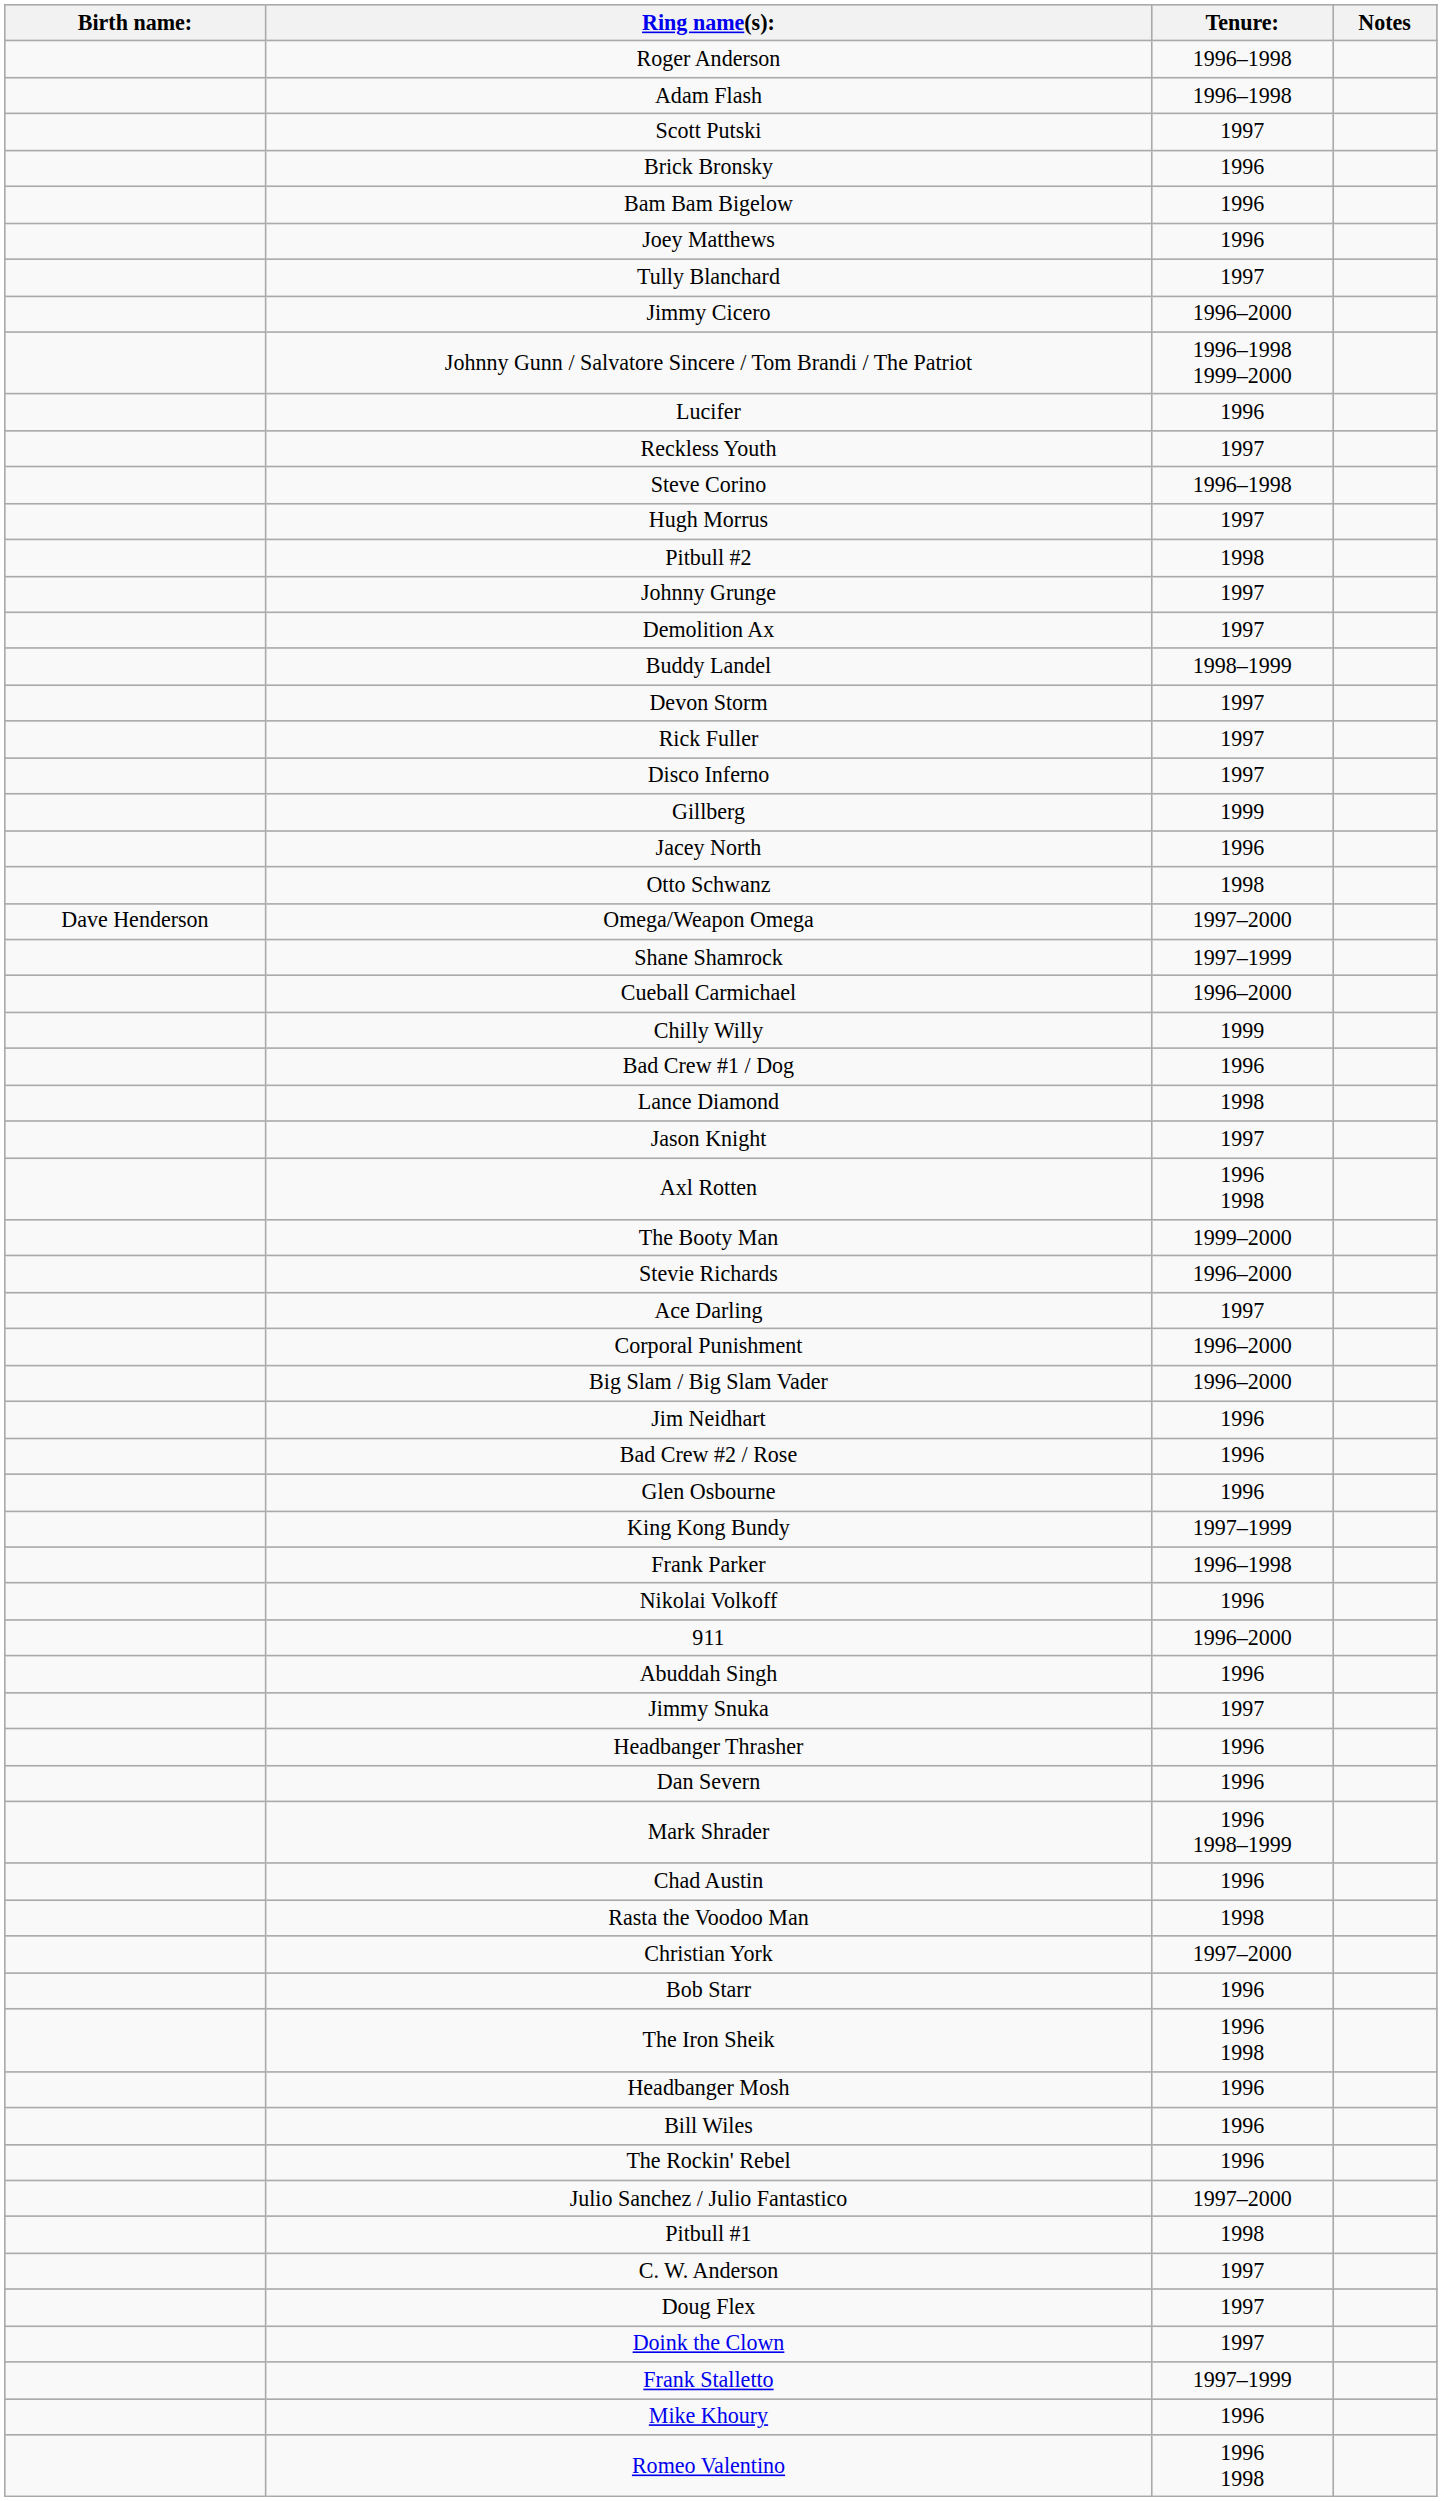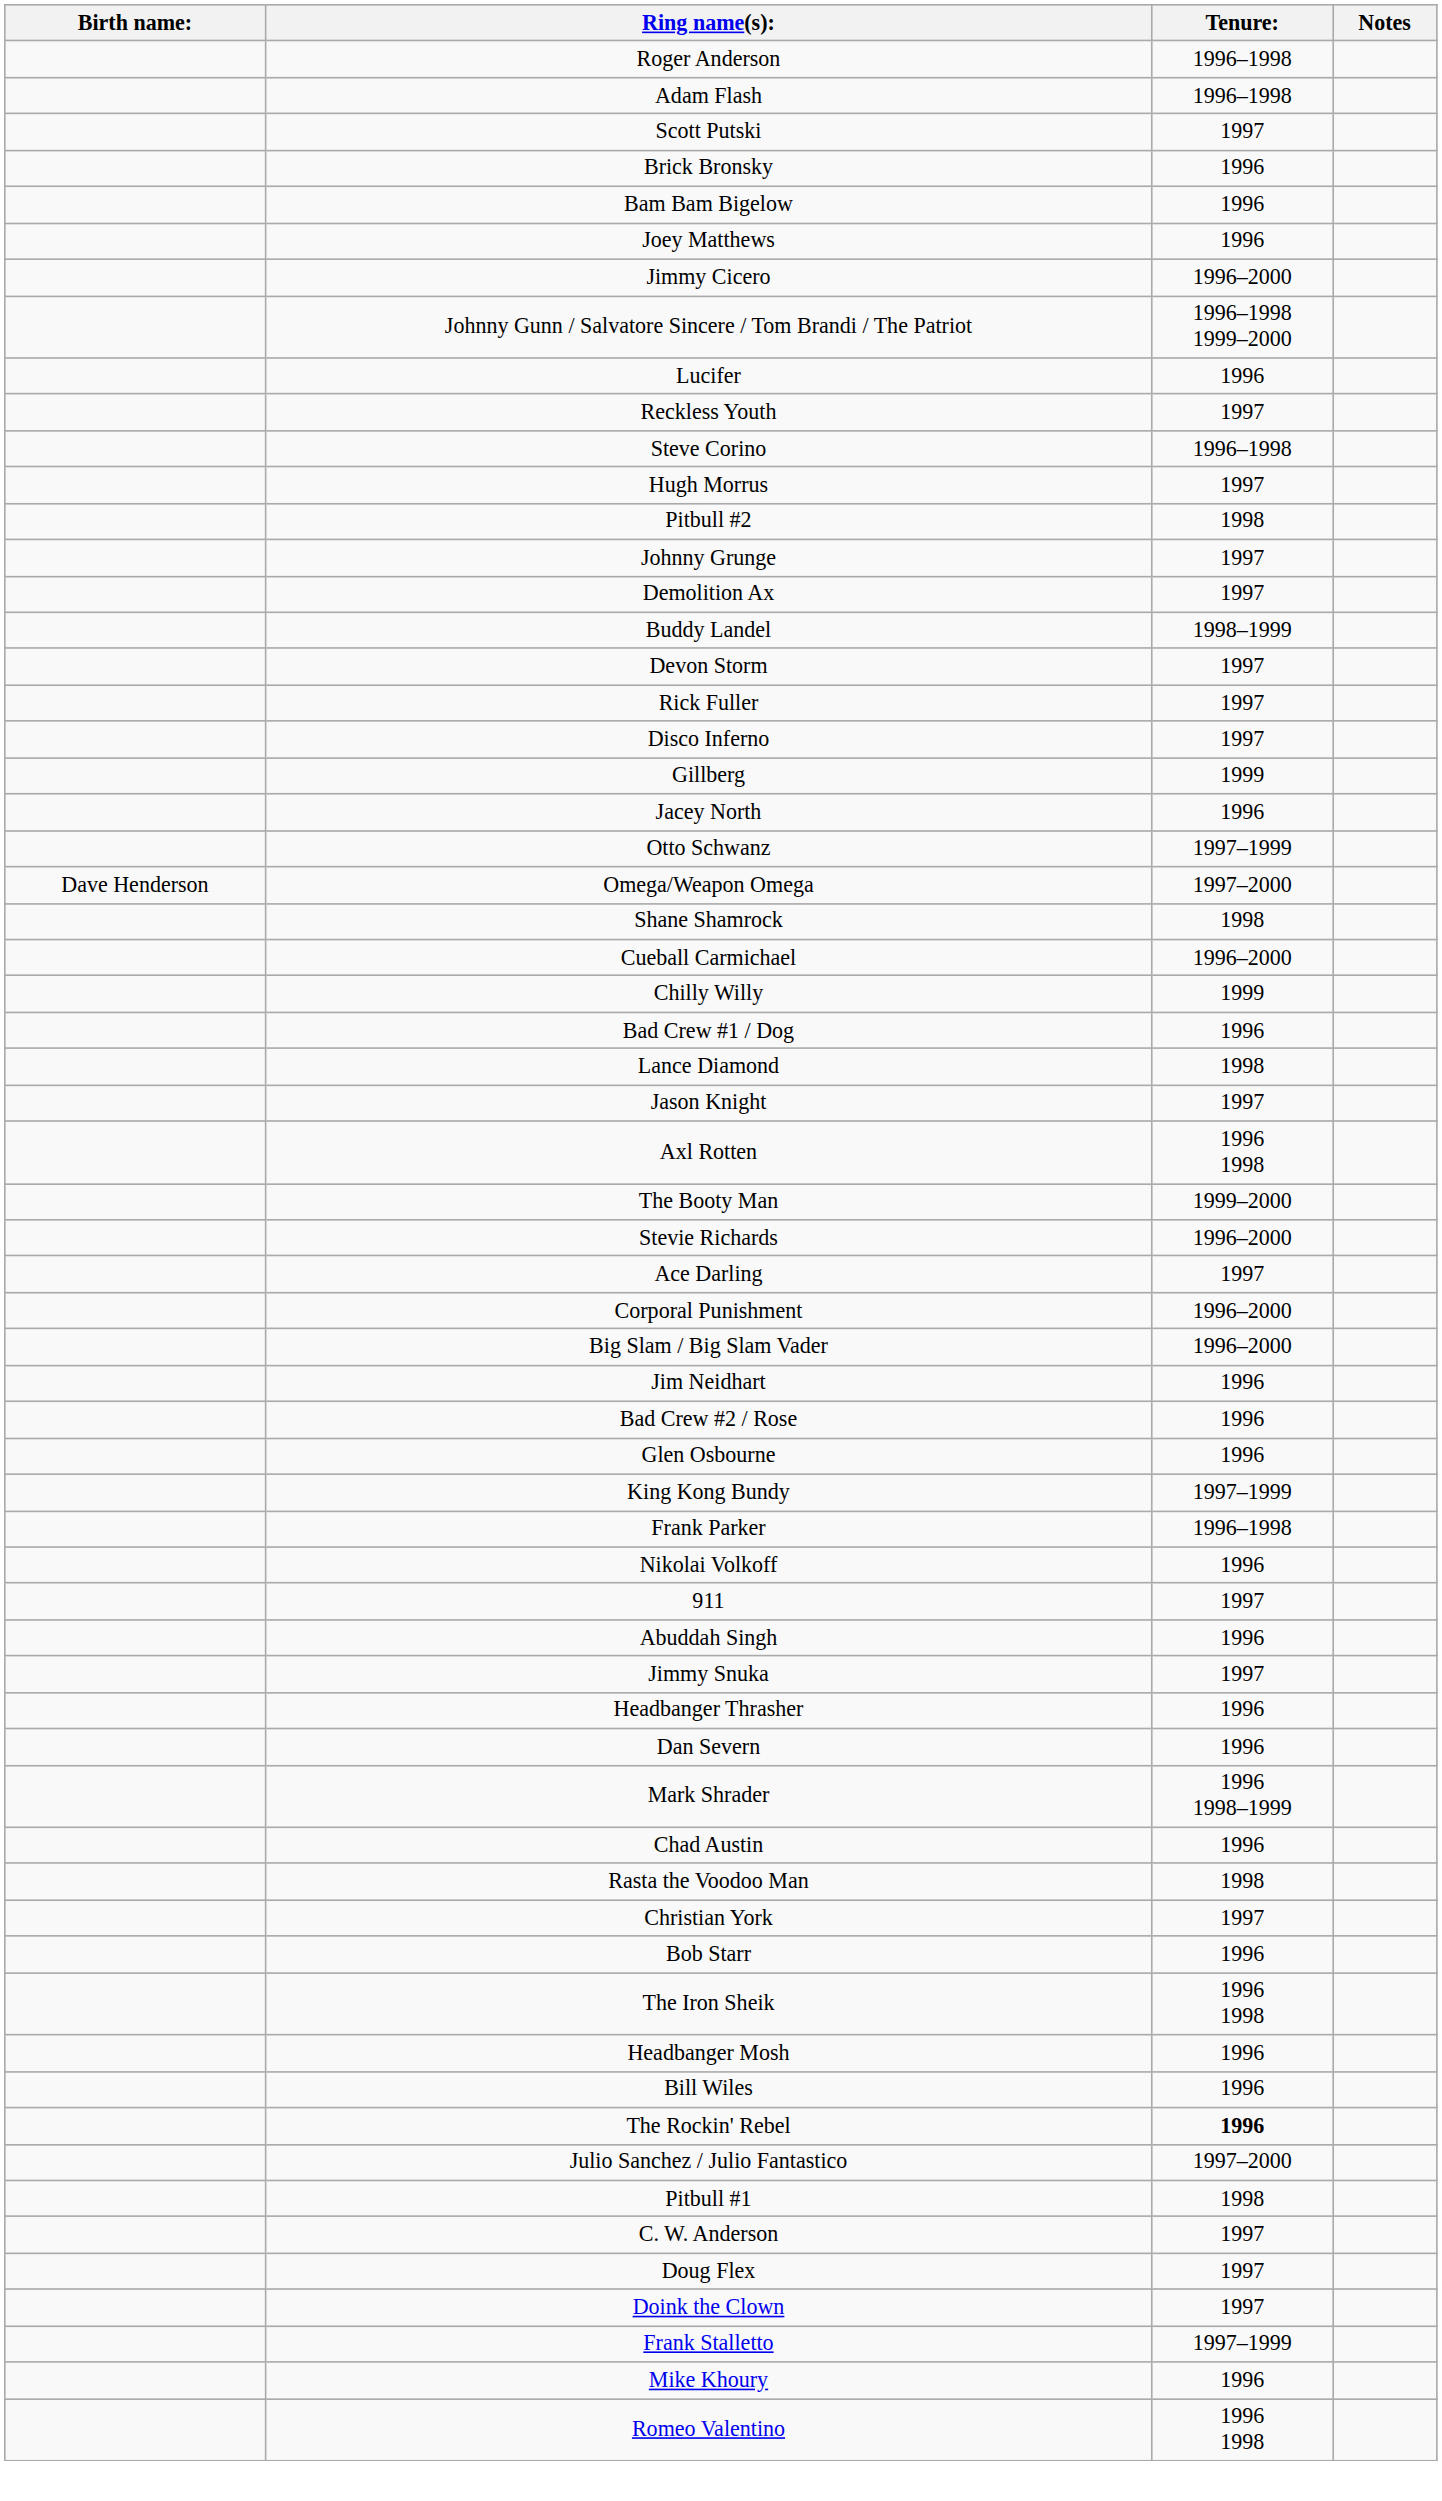- row: (708, 276)
(1242, 884) 1998 -> (1242, 847) 1997–1999
(1242, 956) 1997–1999 -> (1242, 920) 1998
(1242, 1637) 1996–2000 -> (1242, 1600) 1997
(1242, 1953) 1997–2000 -> (1242, 1917) 1997
(1242, 2161) normal -> (1242, 2125) bold
